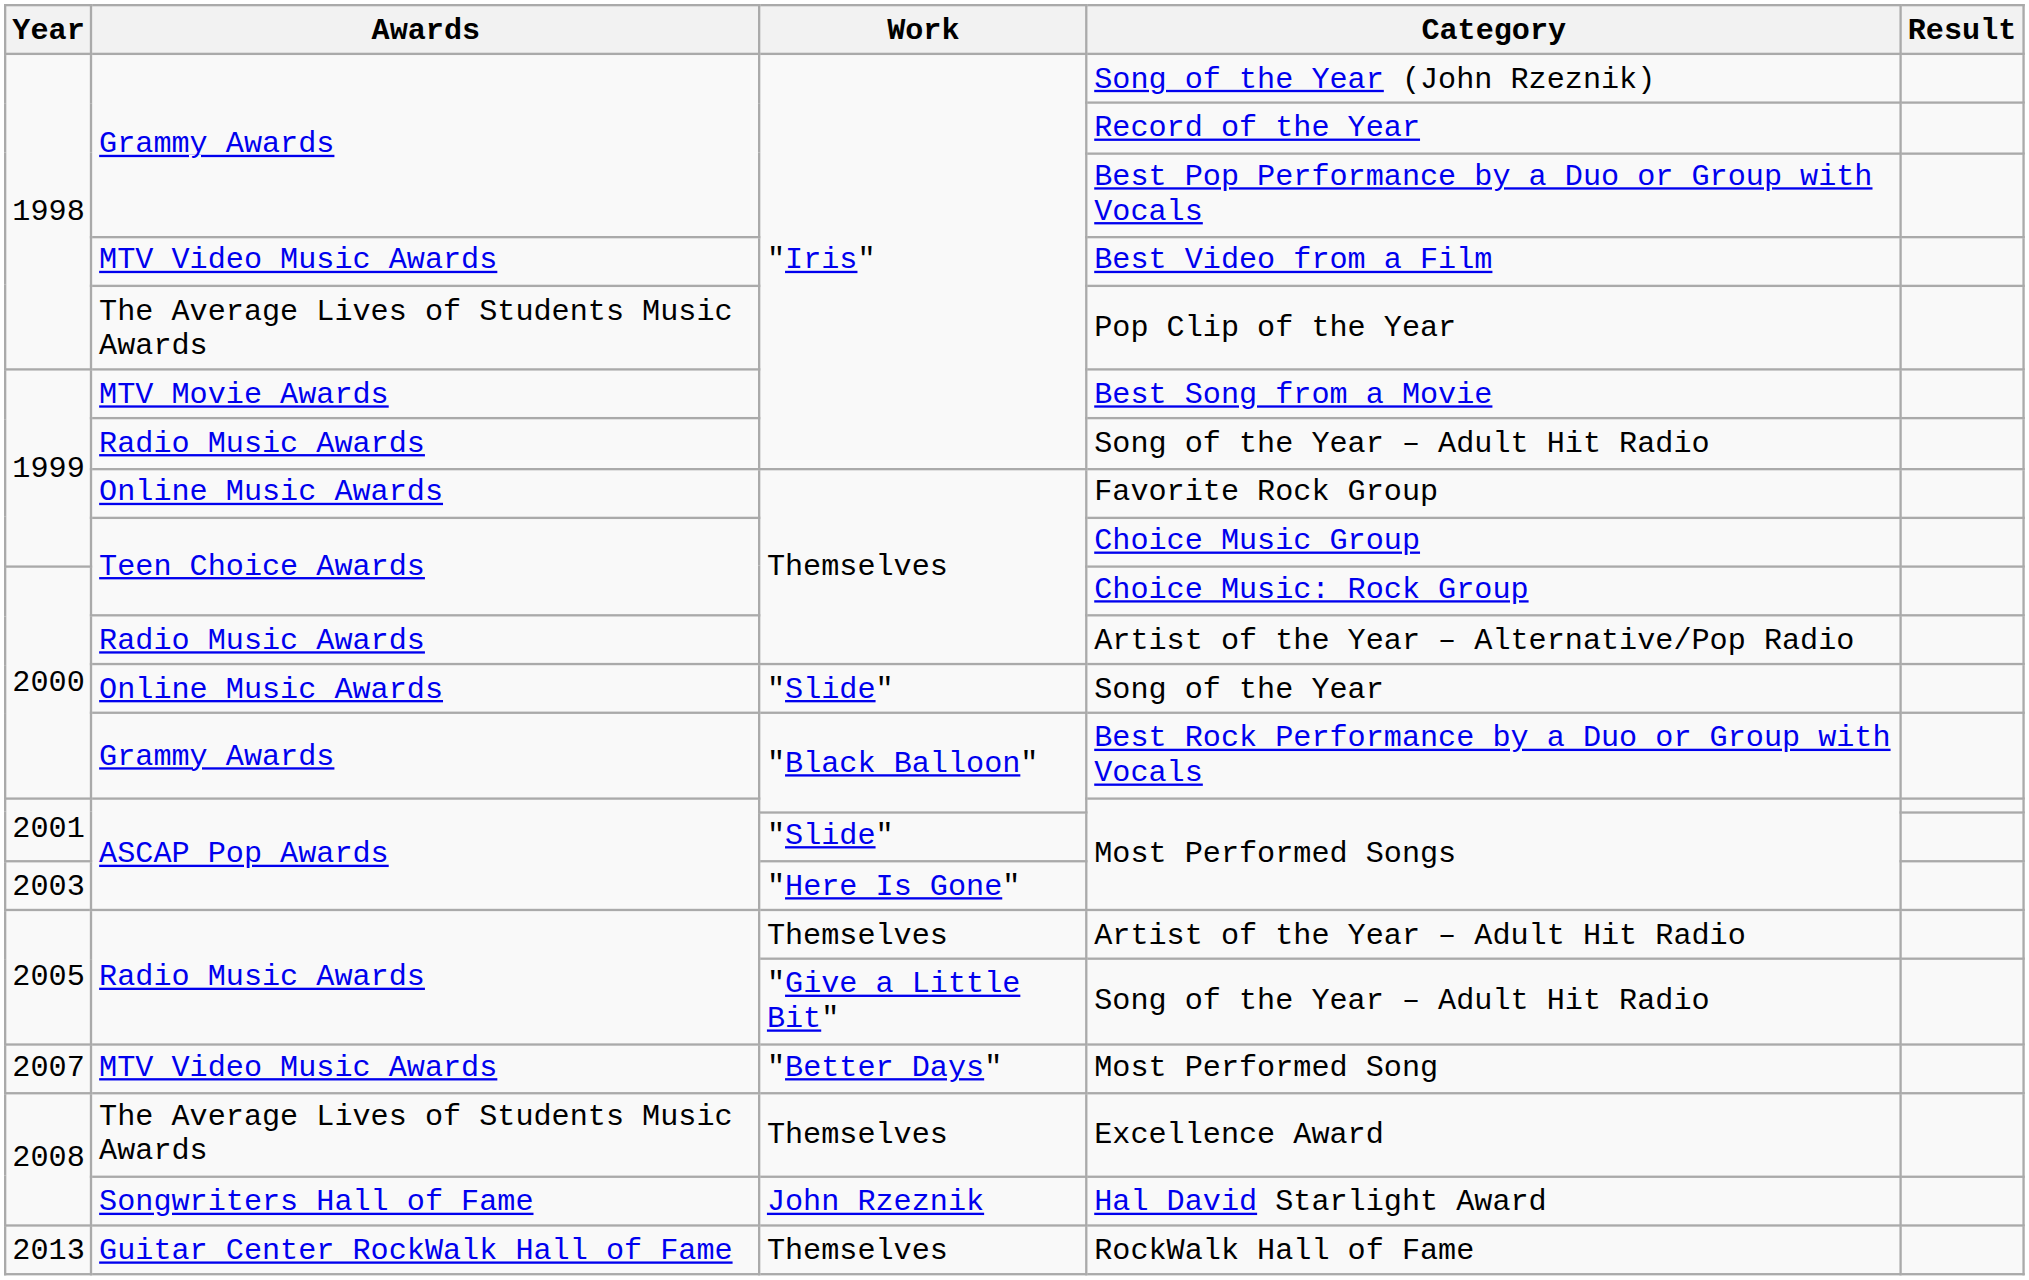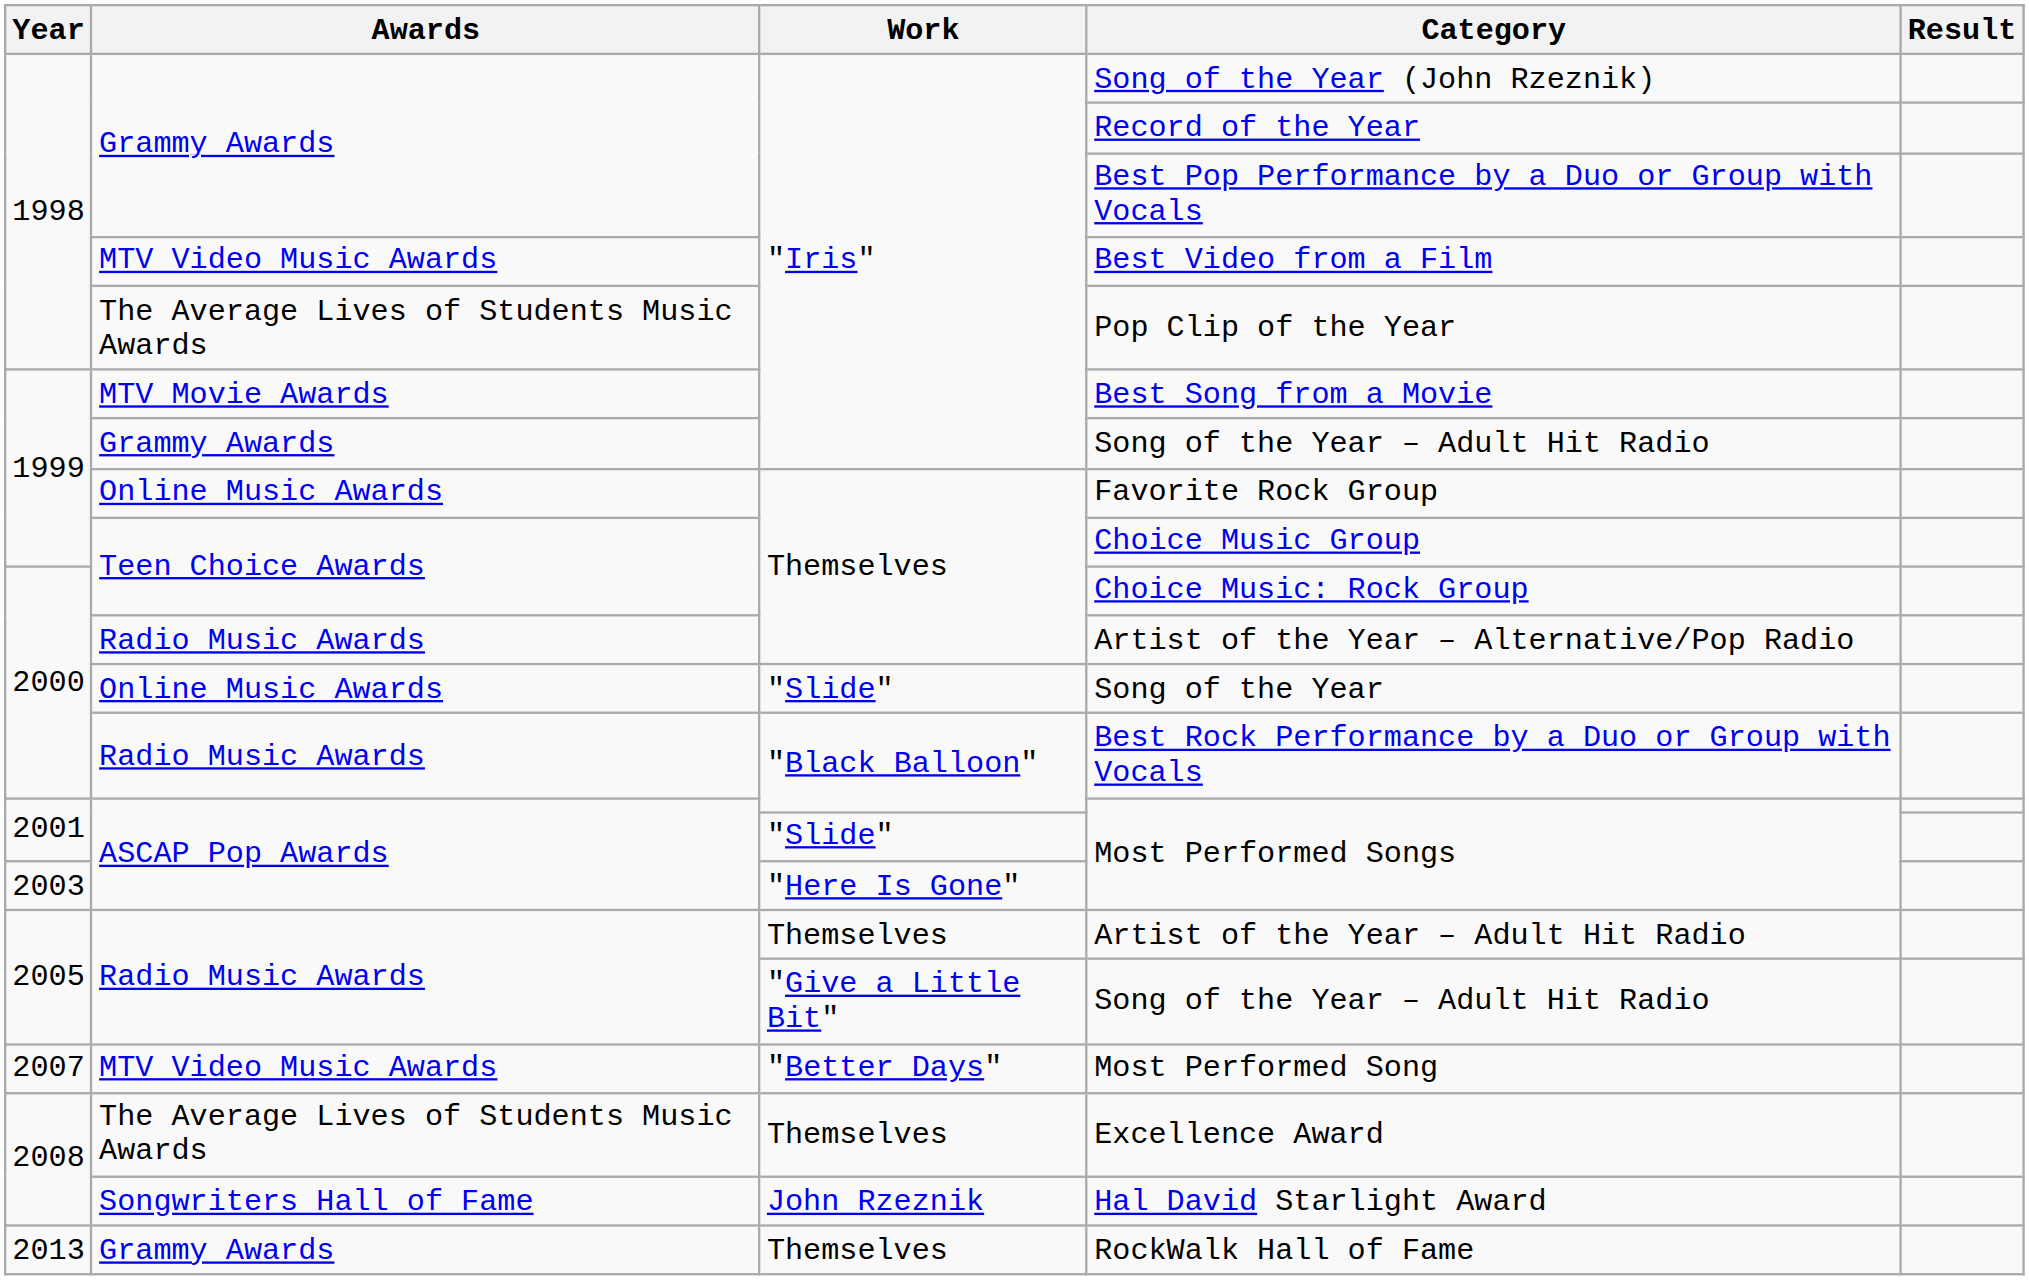(262, 443) Radio Music Awards -> (217, 443) Grammy Awards
(217, 756) Grammy Awards -> (262, 756) Radio Music Awards
(416, 1250) Guitar Center RockWalk Hall of Fame -> (217, 1250) Grammy Awards
